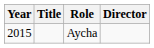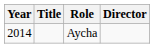(19, 33) 2015 -> (19, 33) 2014
